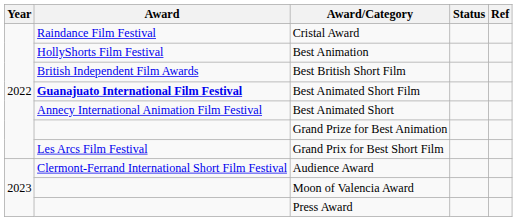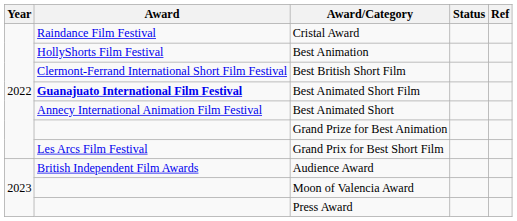(118, 71) British Independent Film Awards -> (162, 71) Clermont-Ferrand International Short Film Festival
(162, 168) Clermont-Ferrand International Short Film Festival -> (118, 168) British Independent Film Awards
